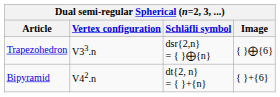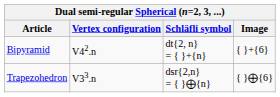rows swapped: (28, 78) <-> (37, 50)
